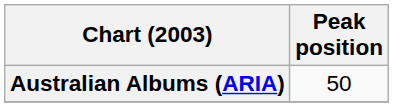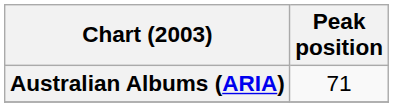(339, 83) 50 -> (339, 83) 71
